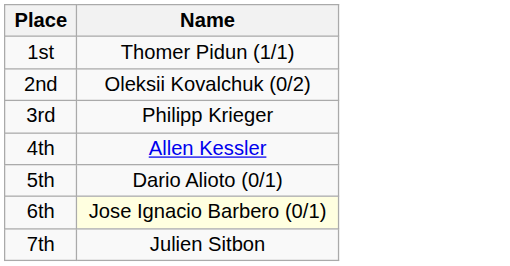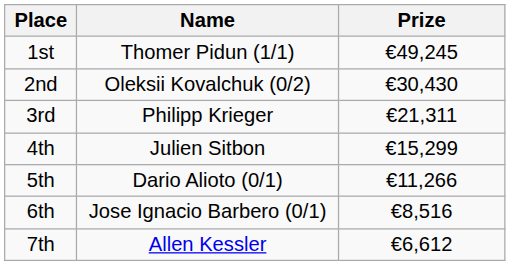+ column: (422, 20)
(208, 148) Allen Kessler -> (208, 148) Julien Sitbon
(208, 212) lightyellow background -> (208, 212) no background
(208, 244) Julien Sitbon -> (208, 244) Allen Kessler
